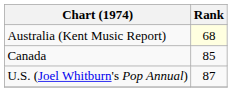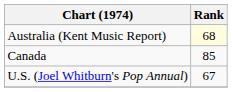(209, 76) 87 -> (209, 76) 67
